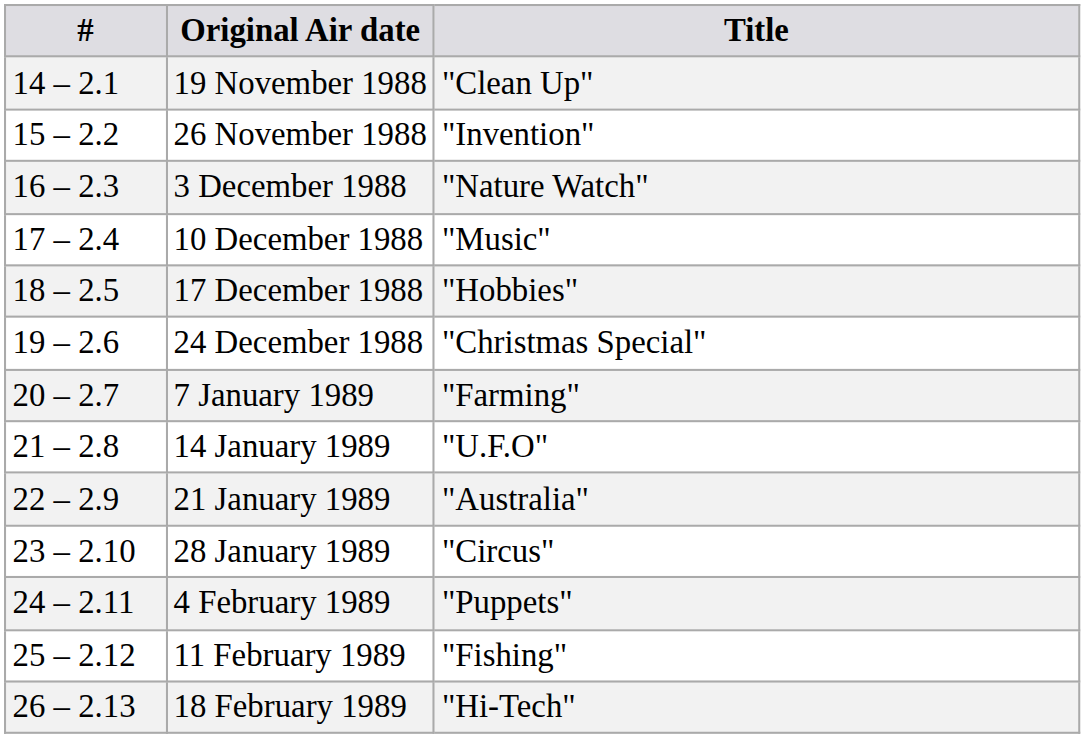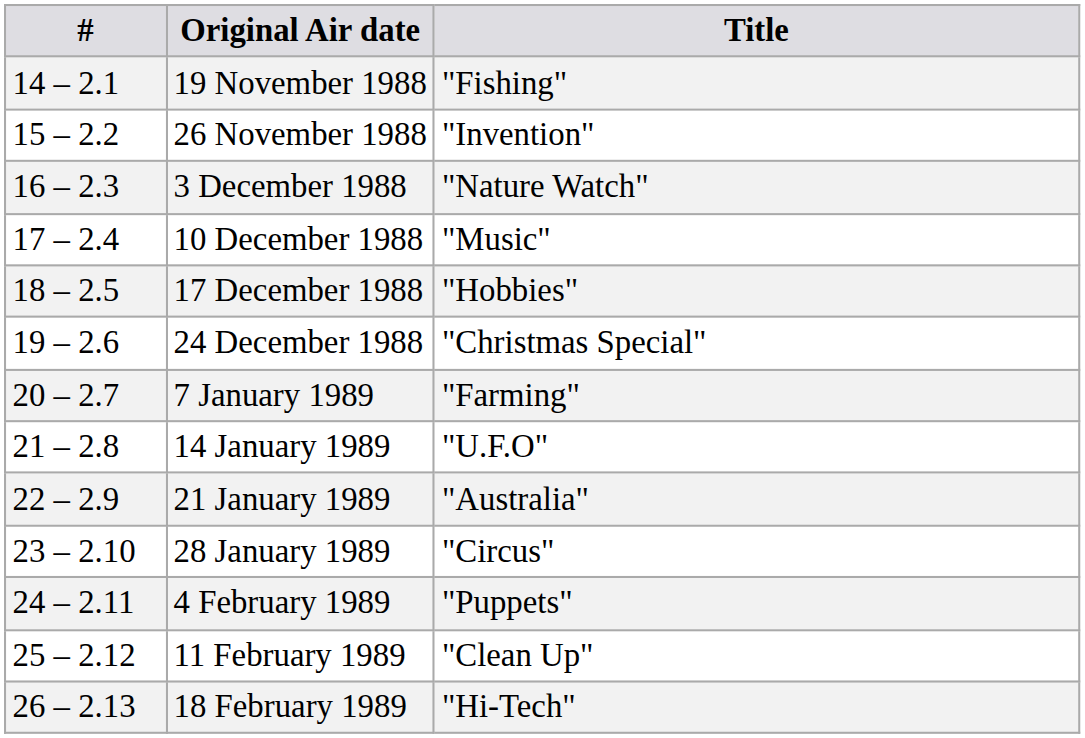(518, 82) "Clean Up" -> (505, 82) "Fishing"
(505, 654) "Fishing" -> (518, 654) "Clean Up"
